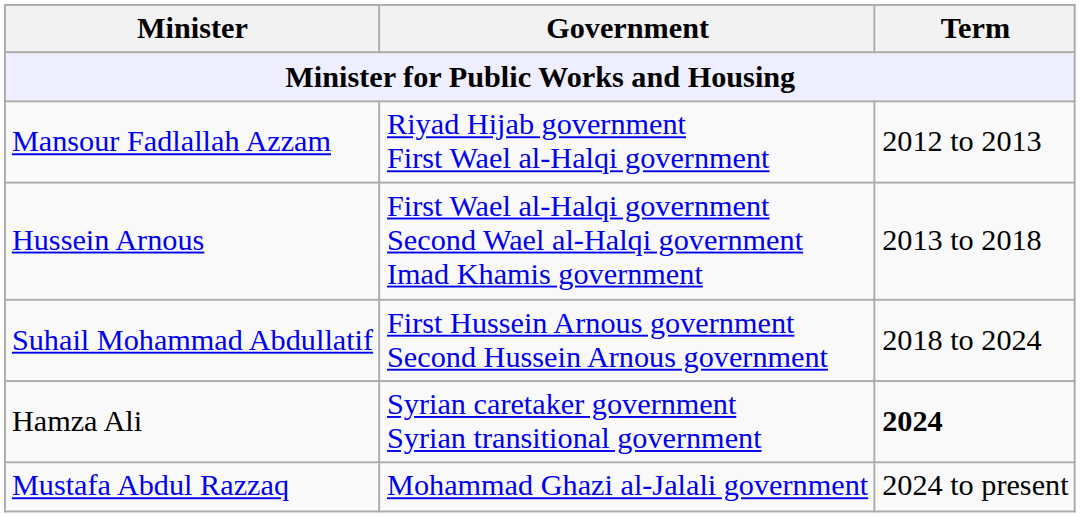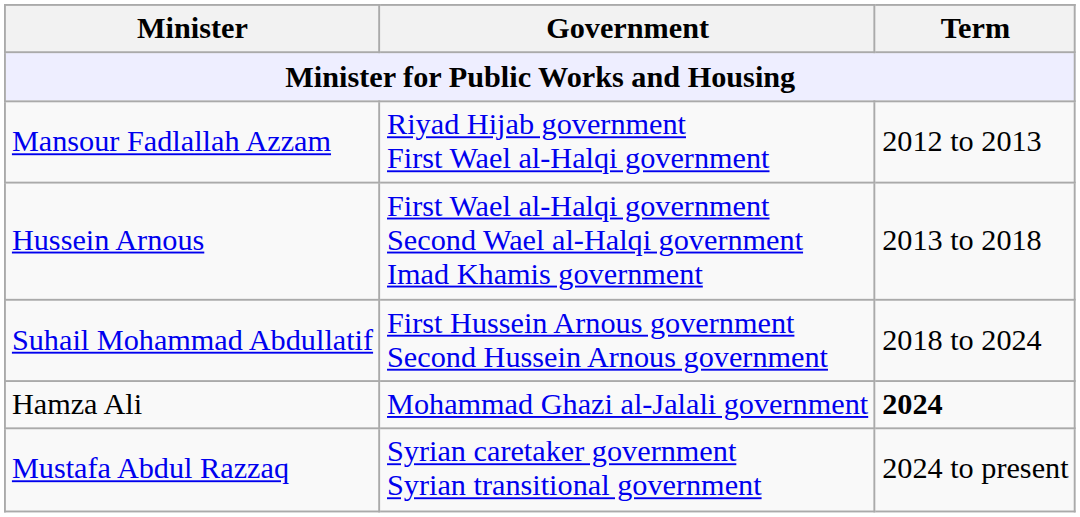(574, 421) Syrian caretaker government Syrian transitional government -> (628, 404) Mohammad Ghazi al-Jalali government
(628, 486) Mohammad Ghazi al-Jalali government -> (574, 469) Syrian caretaker government Syrian transitional government
